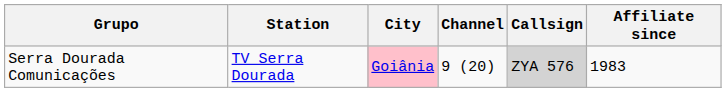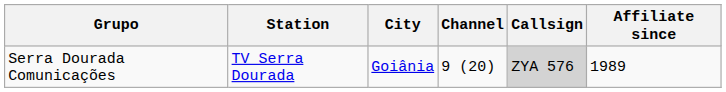(403, 67) pink background -> (403, 67) no background
(608, 67) 1983 -> (608, 67) 1989
